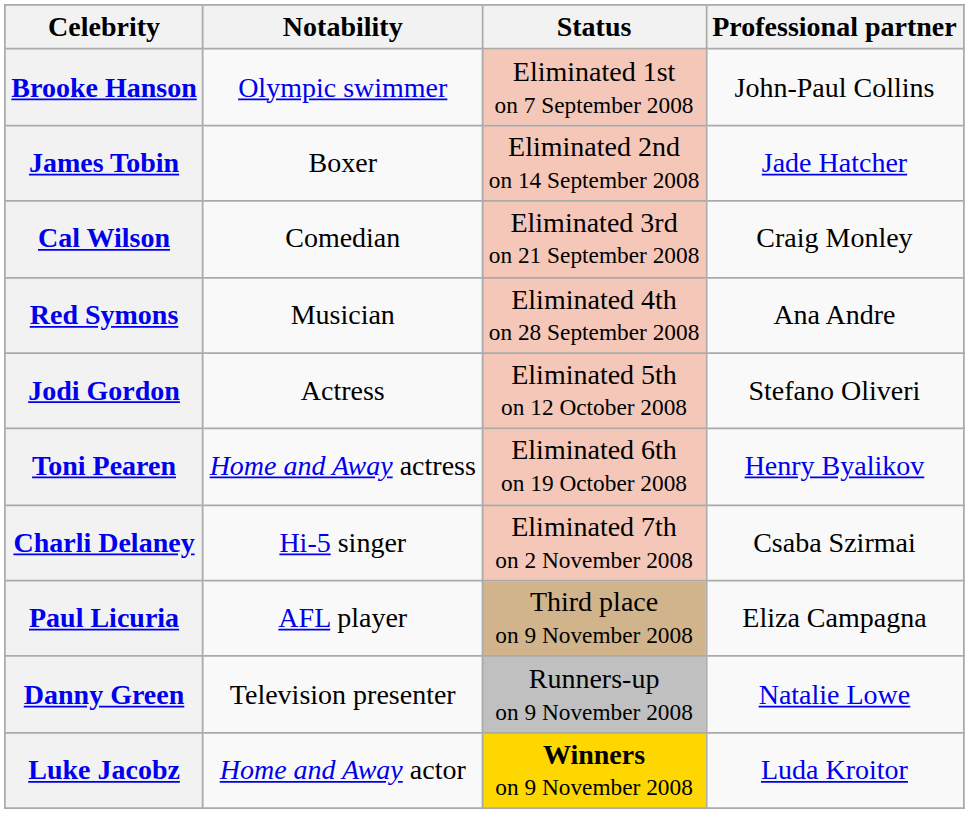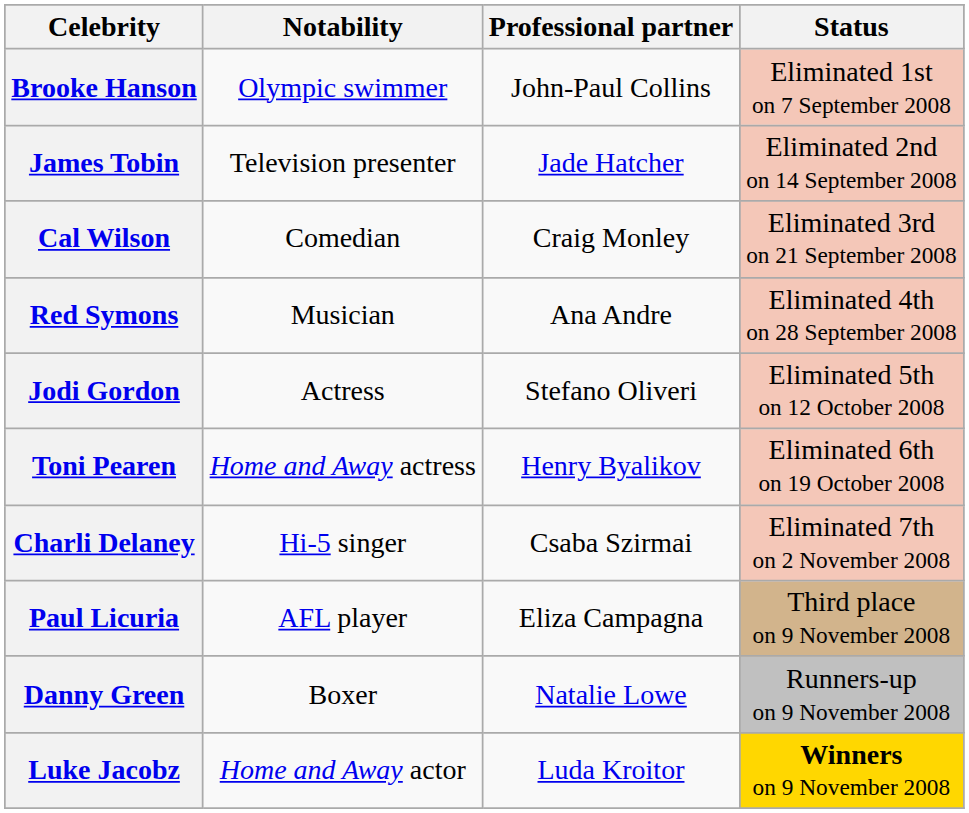columns swapped: (834, 26) <-> (594, 26)
(343, 162) Boxer -> (343, 162) Television presenter
(343, 694) Television presenter -> (343, 694) Boxer
